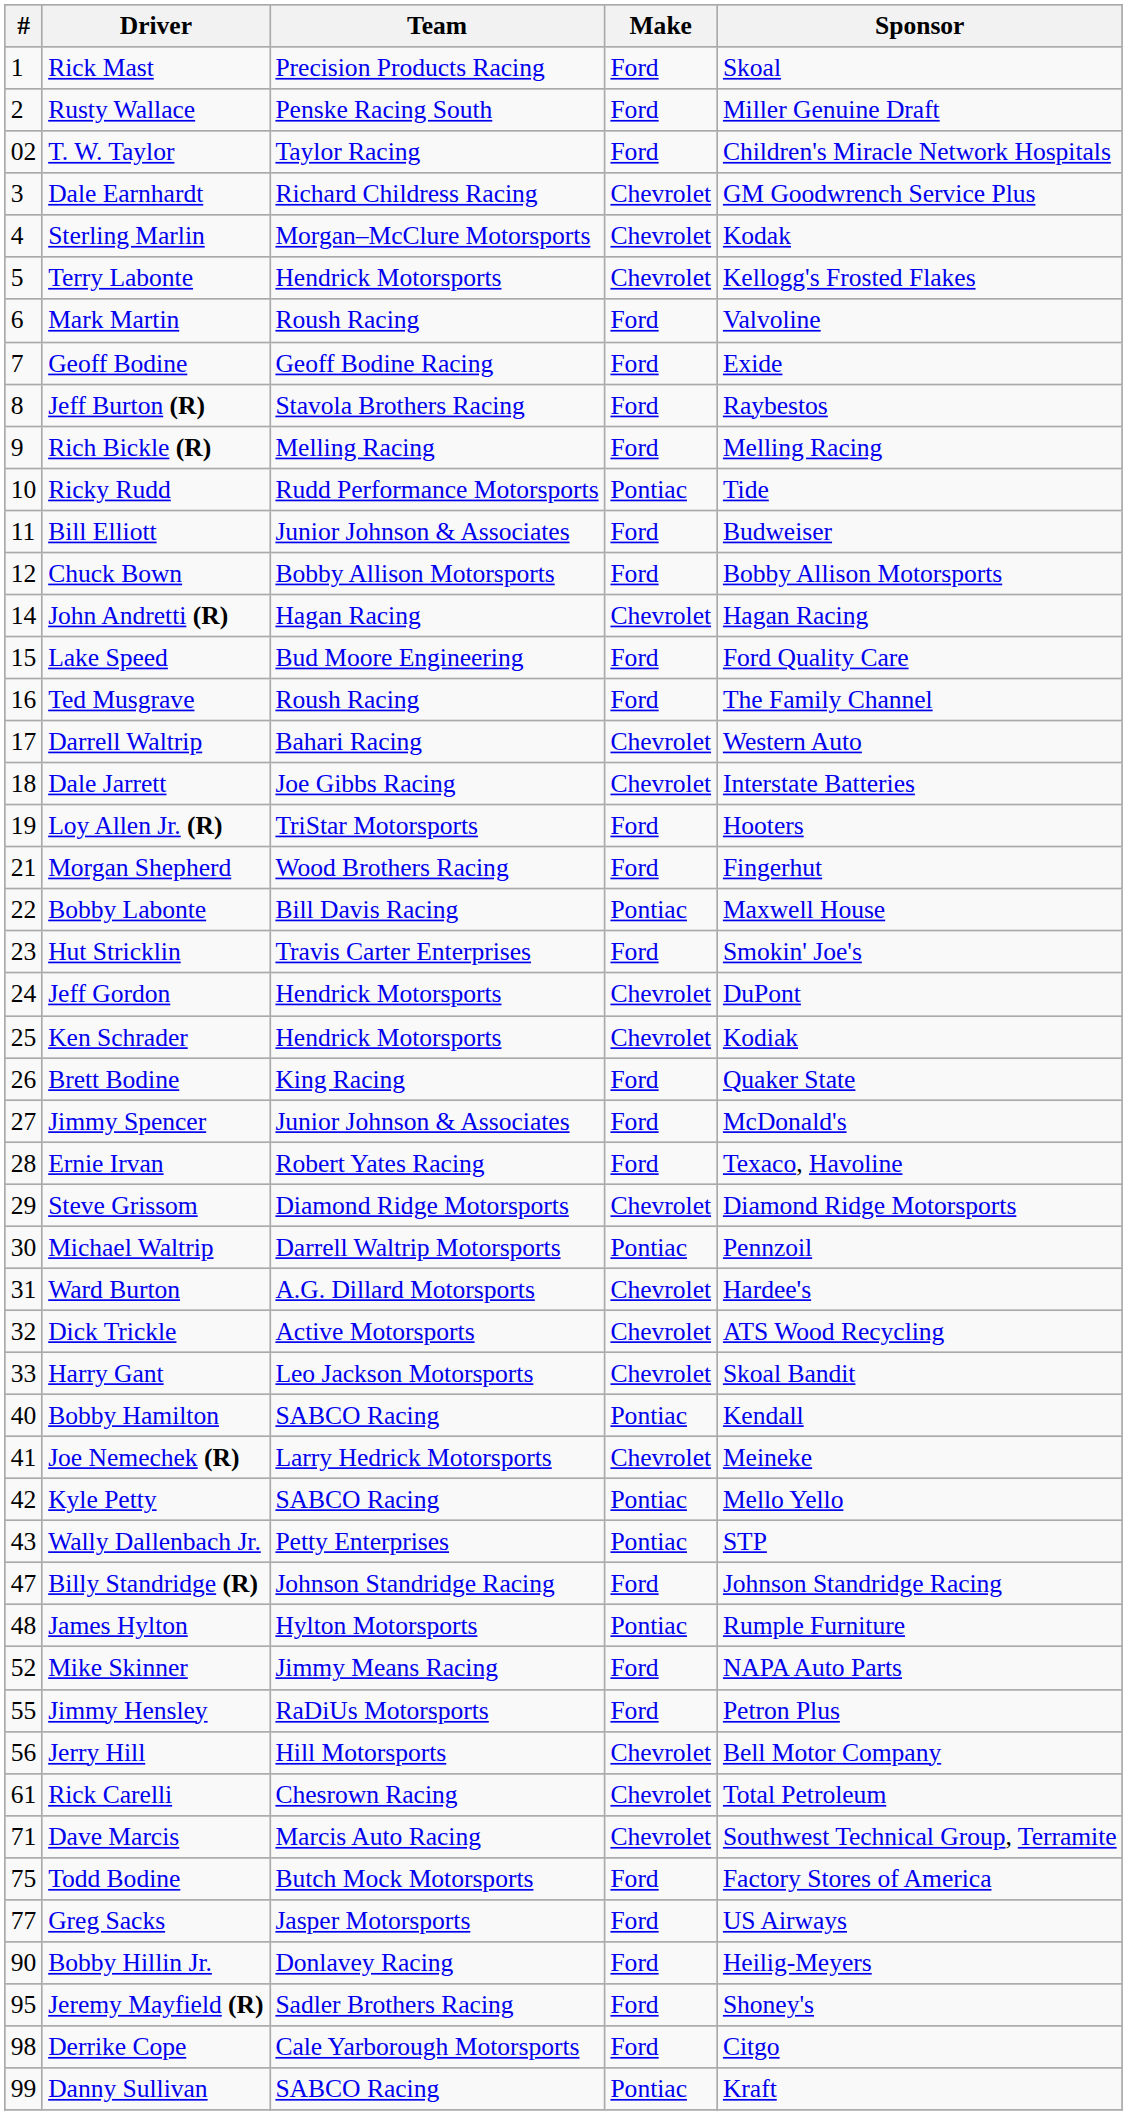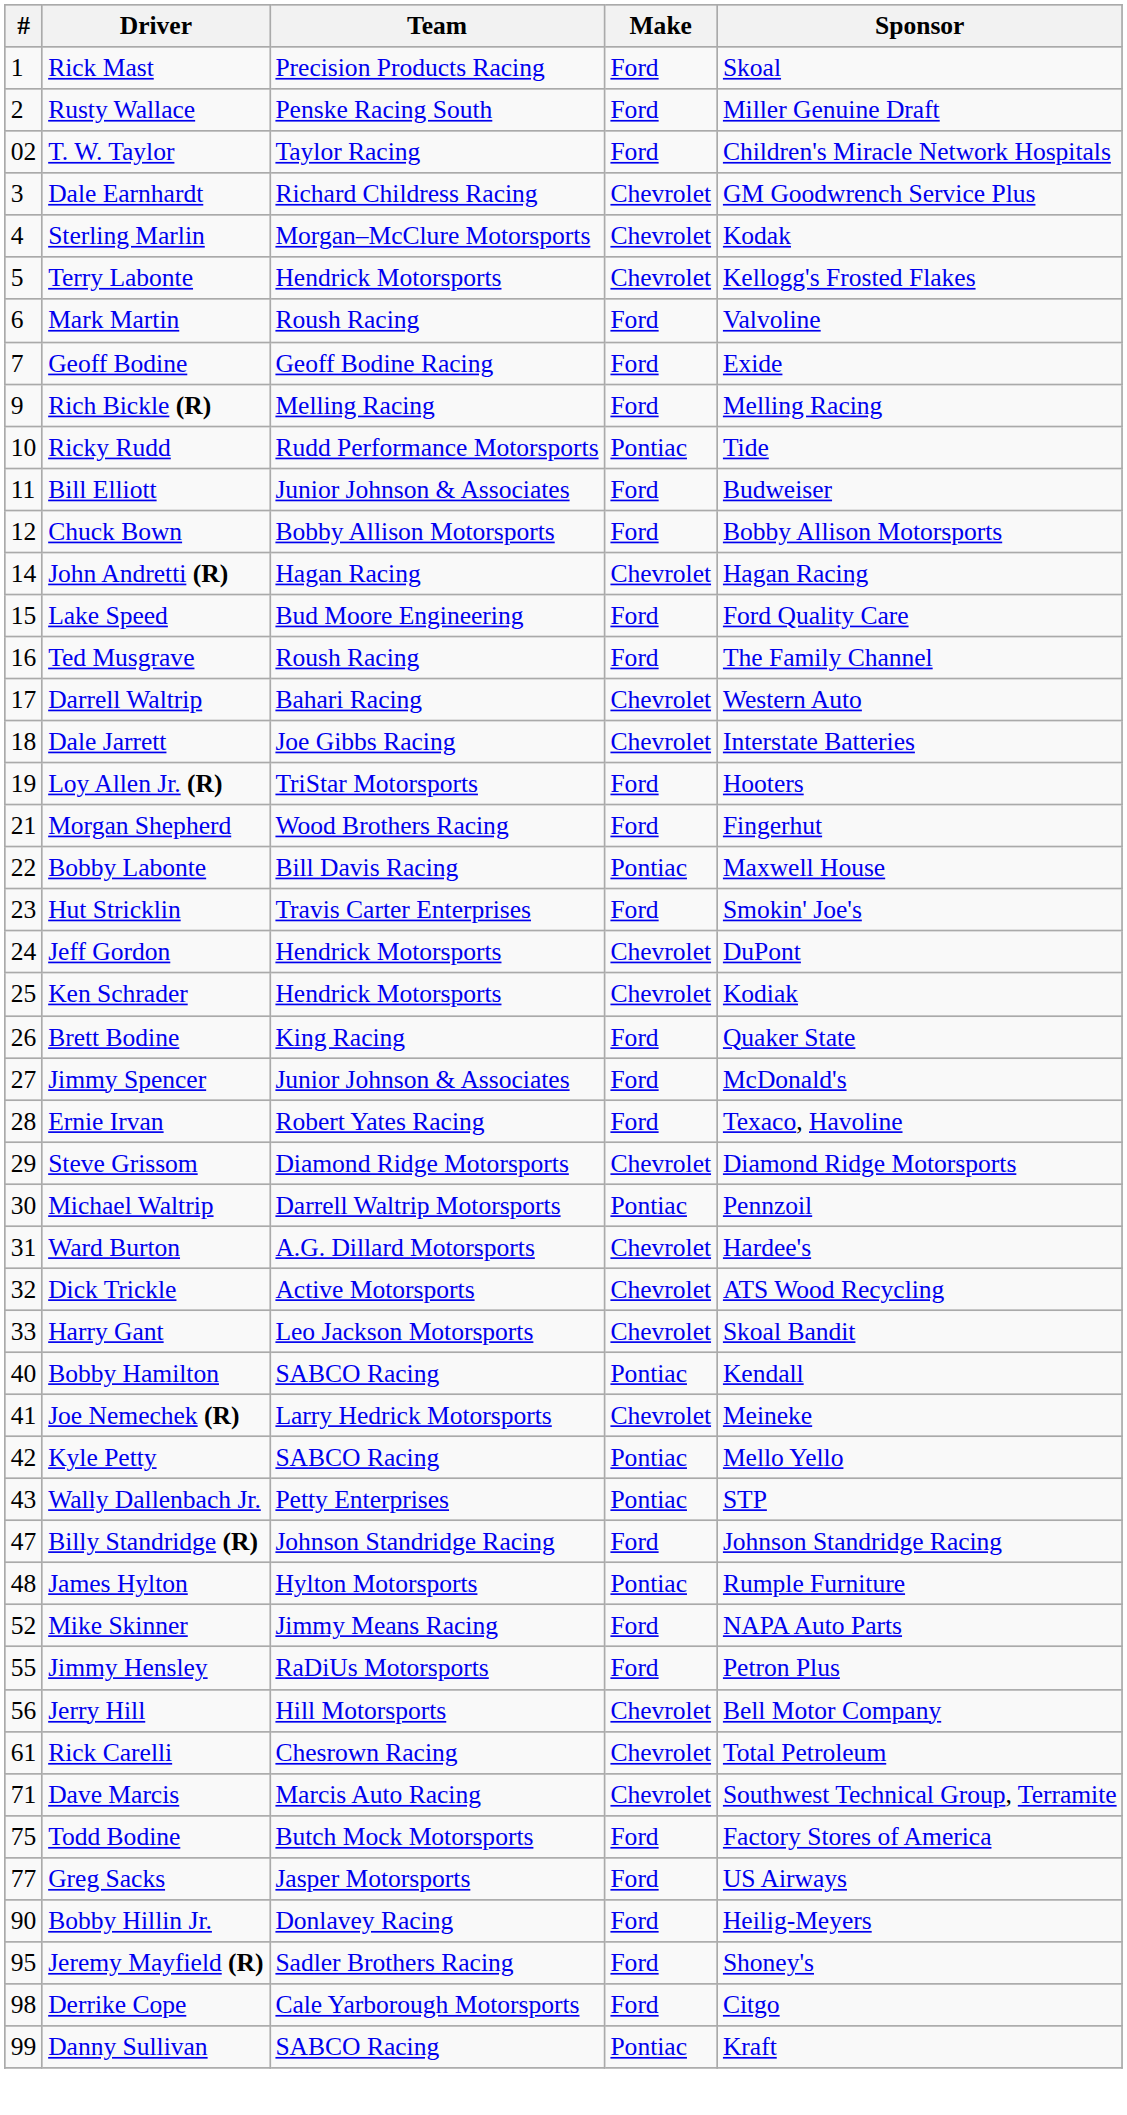- row: (127, 404)
